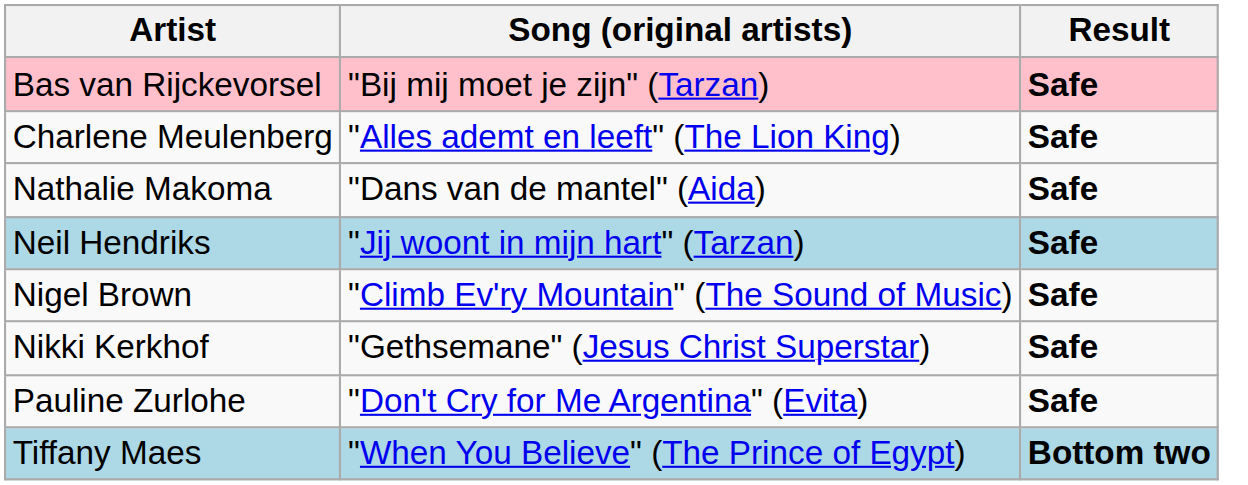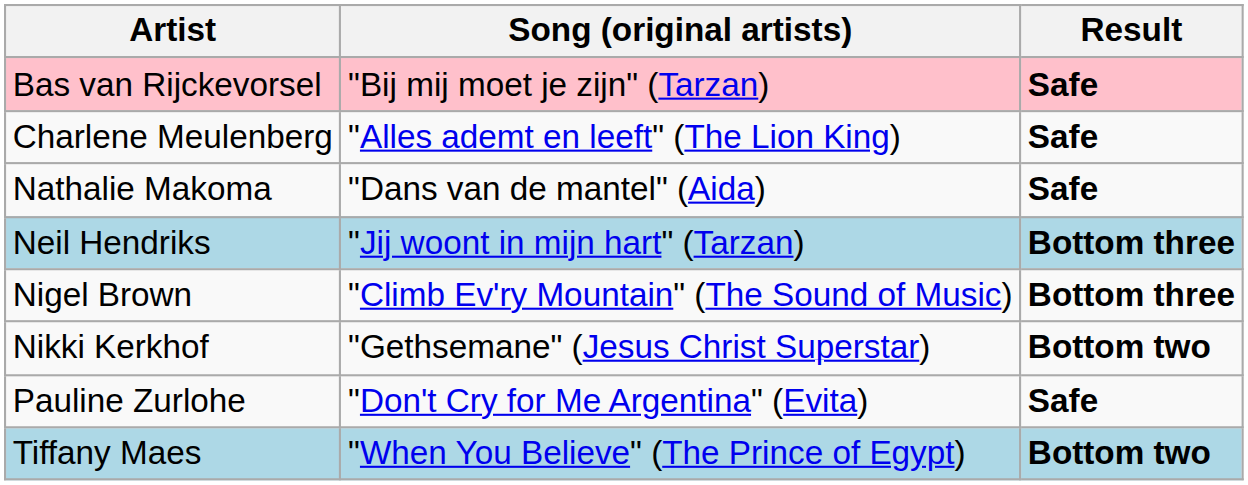(1063, 242) Safe -> (1131, 242) Bottom three
(1063, 294) Safe -> (1131, 294) Bottom three
(1063, 347) Safe -> (1119, 347) Bottom two
